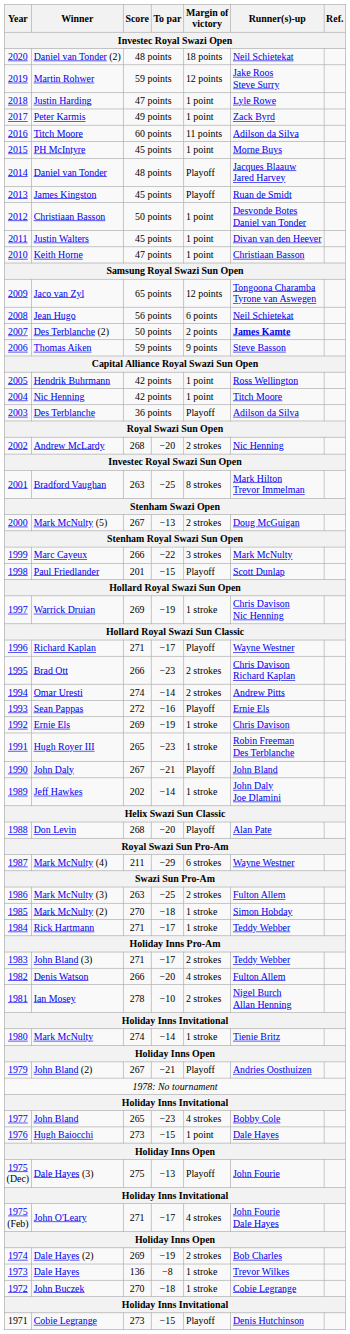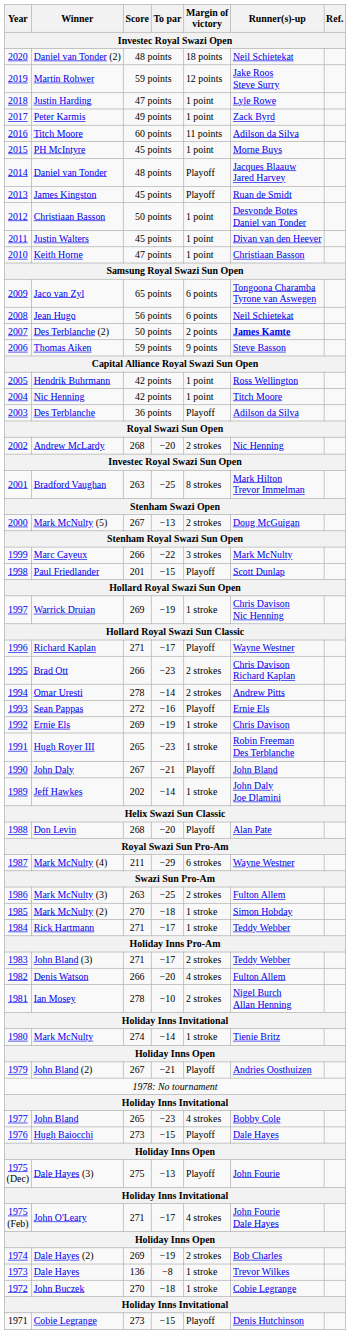(204, 293) 12 points -> (202, 293) 6 points
(137, 692) 274 -> (137, 692) 278
(200, 1135) 1 point -> (200, 1135) Playoff
